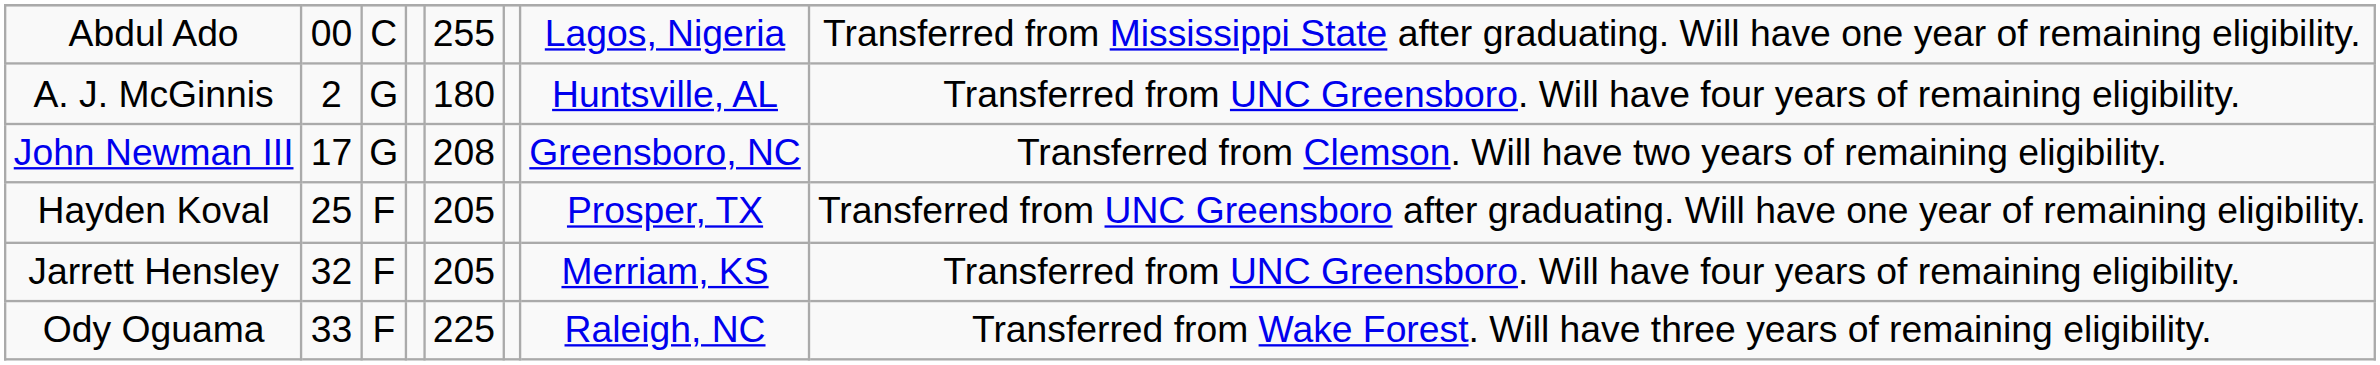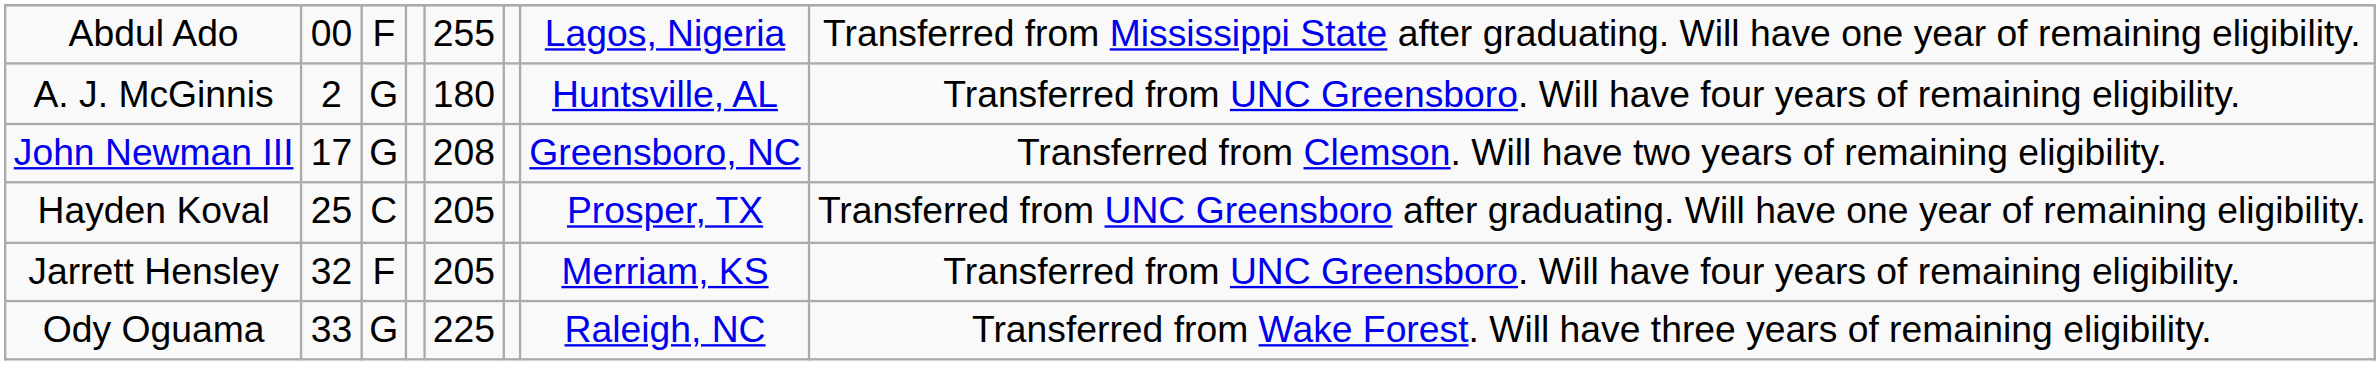(384, 34) C -> (384, 34) F
(384, 211) F -> (384, 211) C
(384, 329) F -> (384, 329) G
